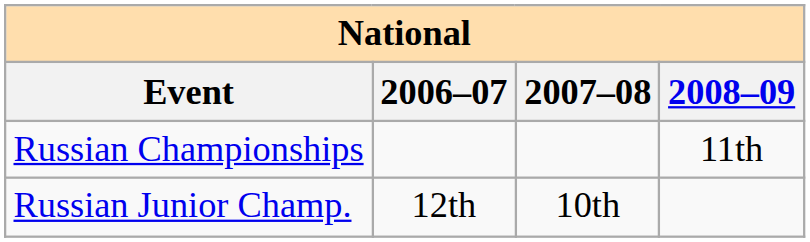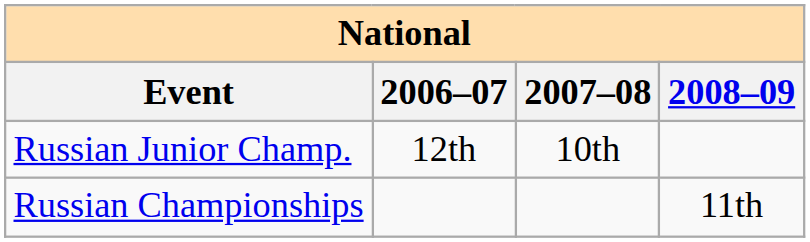rows swapped: (189, 148) <-> (182, 206)
